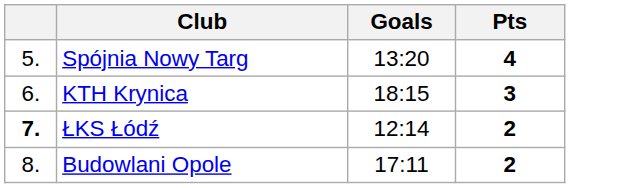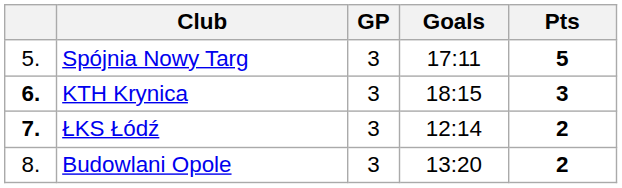+ column: (374, 22)
(402, 57) 13:20 -> (454, 57) 17:11
(510, 57) 4 -> (562, 57) 5
(31, 93) normal -> (31, 93) bold
(402, 164) 17:11 -> (454, 164) 13:20
